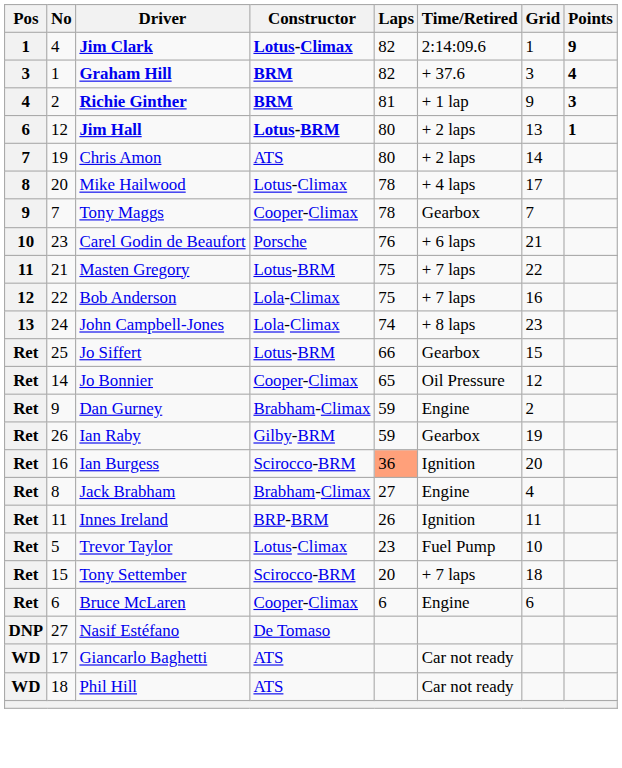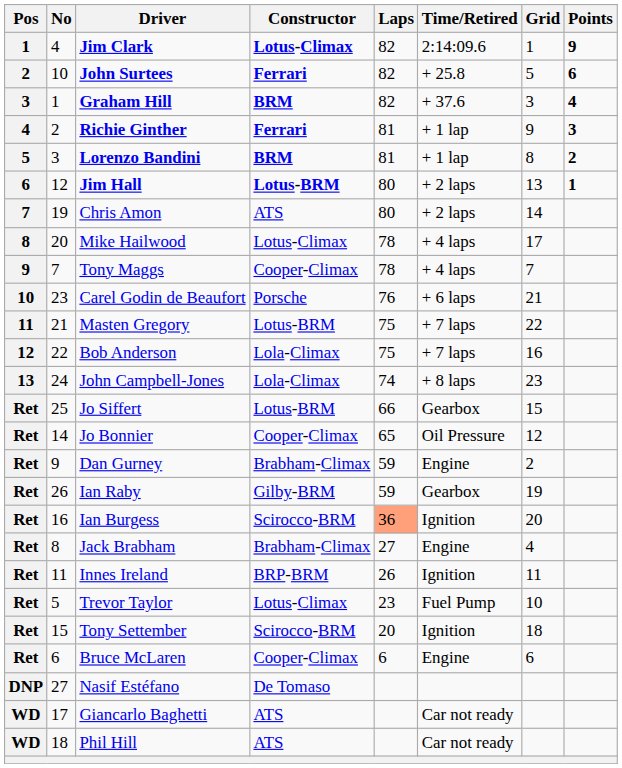+ row: (126, 74)
(273, 102) BRM -> (280, 129) Ferrari
+ row: (140, 157)
(451, 213) Gearbox -> (449, 268) + 4 laps
(449, 574) + 7 laps -> (448, 630) Ignition
